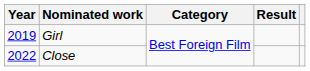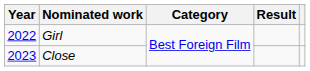(22, 35) 2019 -> (22, 35) 2022
(22, 55) 2022 -> (22, 55) 2023
